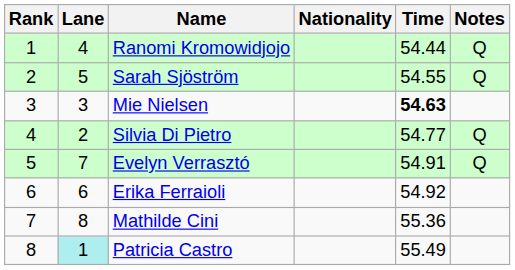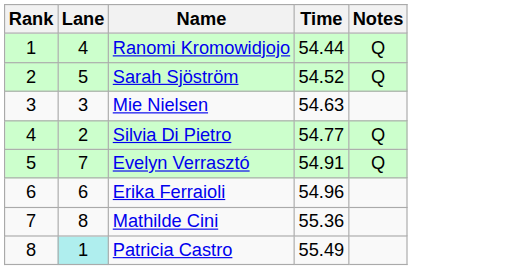- column: (345, 18)
(423, 76) 54.55 -> (321, 76) 54.52
(423, 105) bold -> (321, 105) normal
(423, 192) 54.92 -> (321, 192) 54.96
